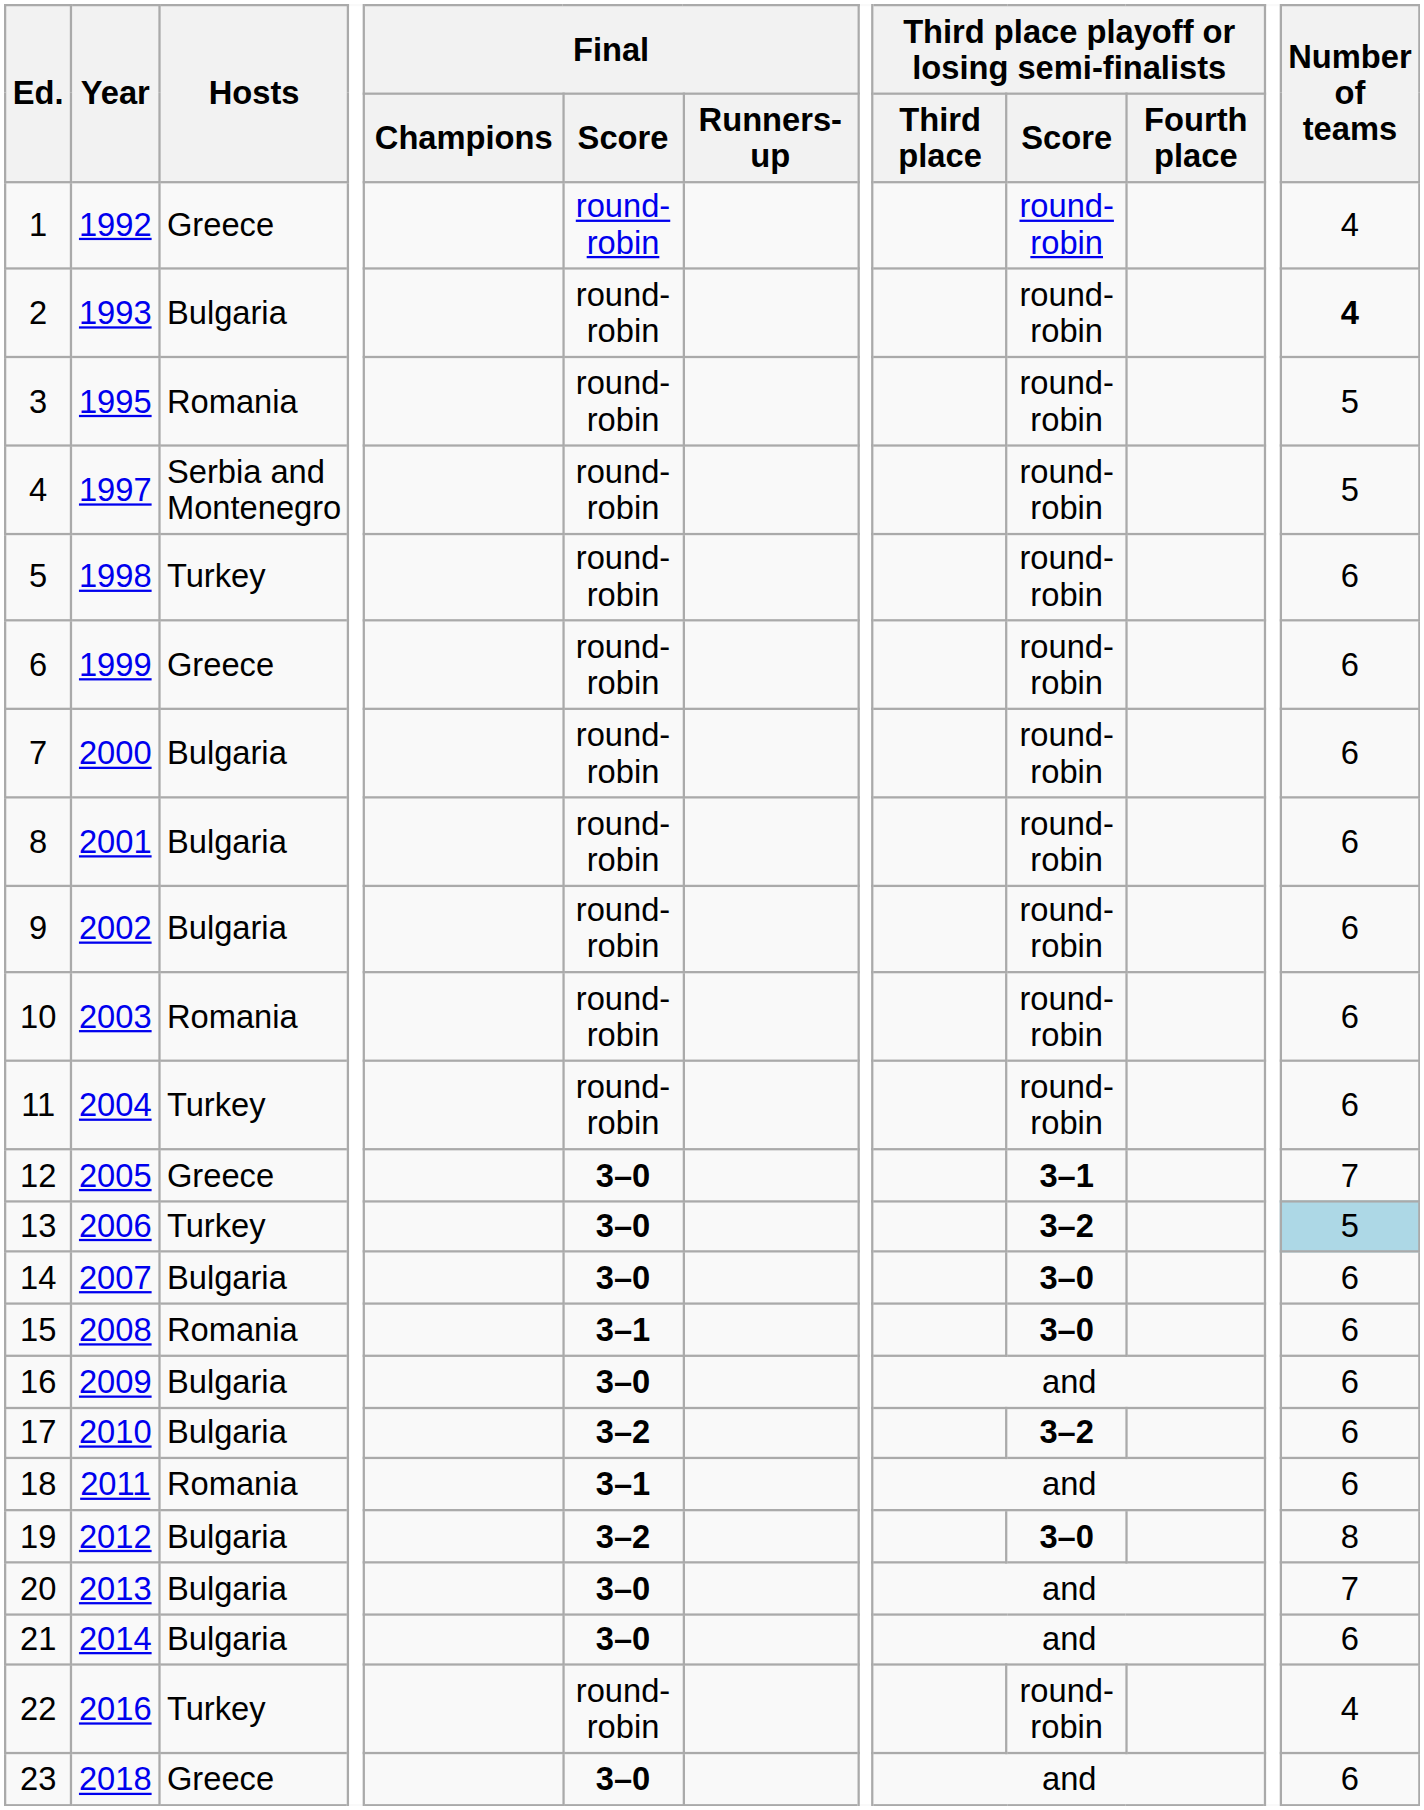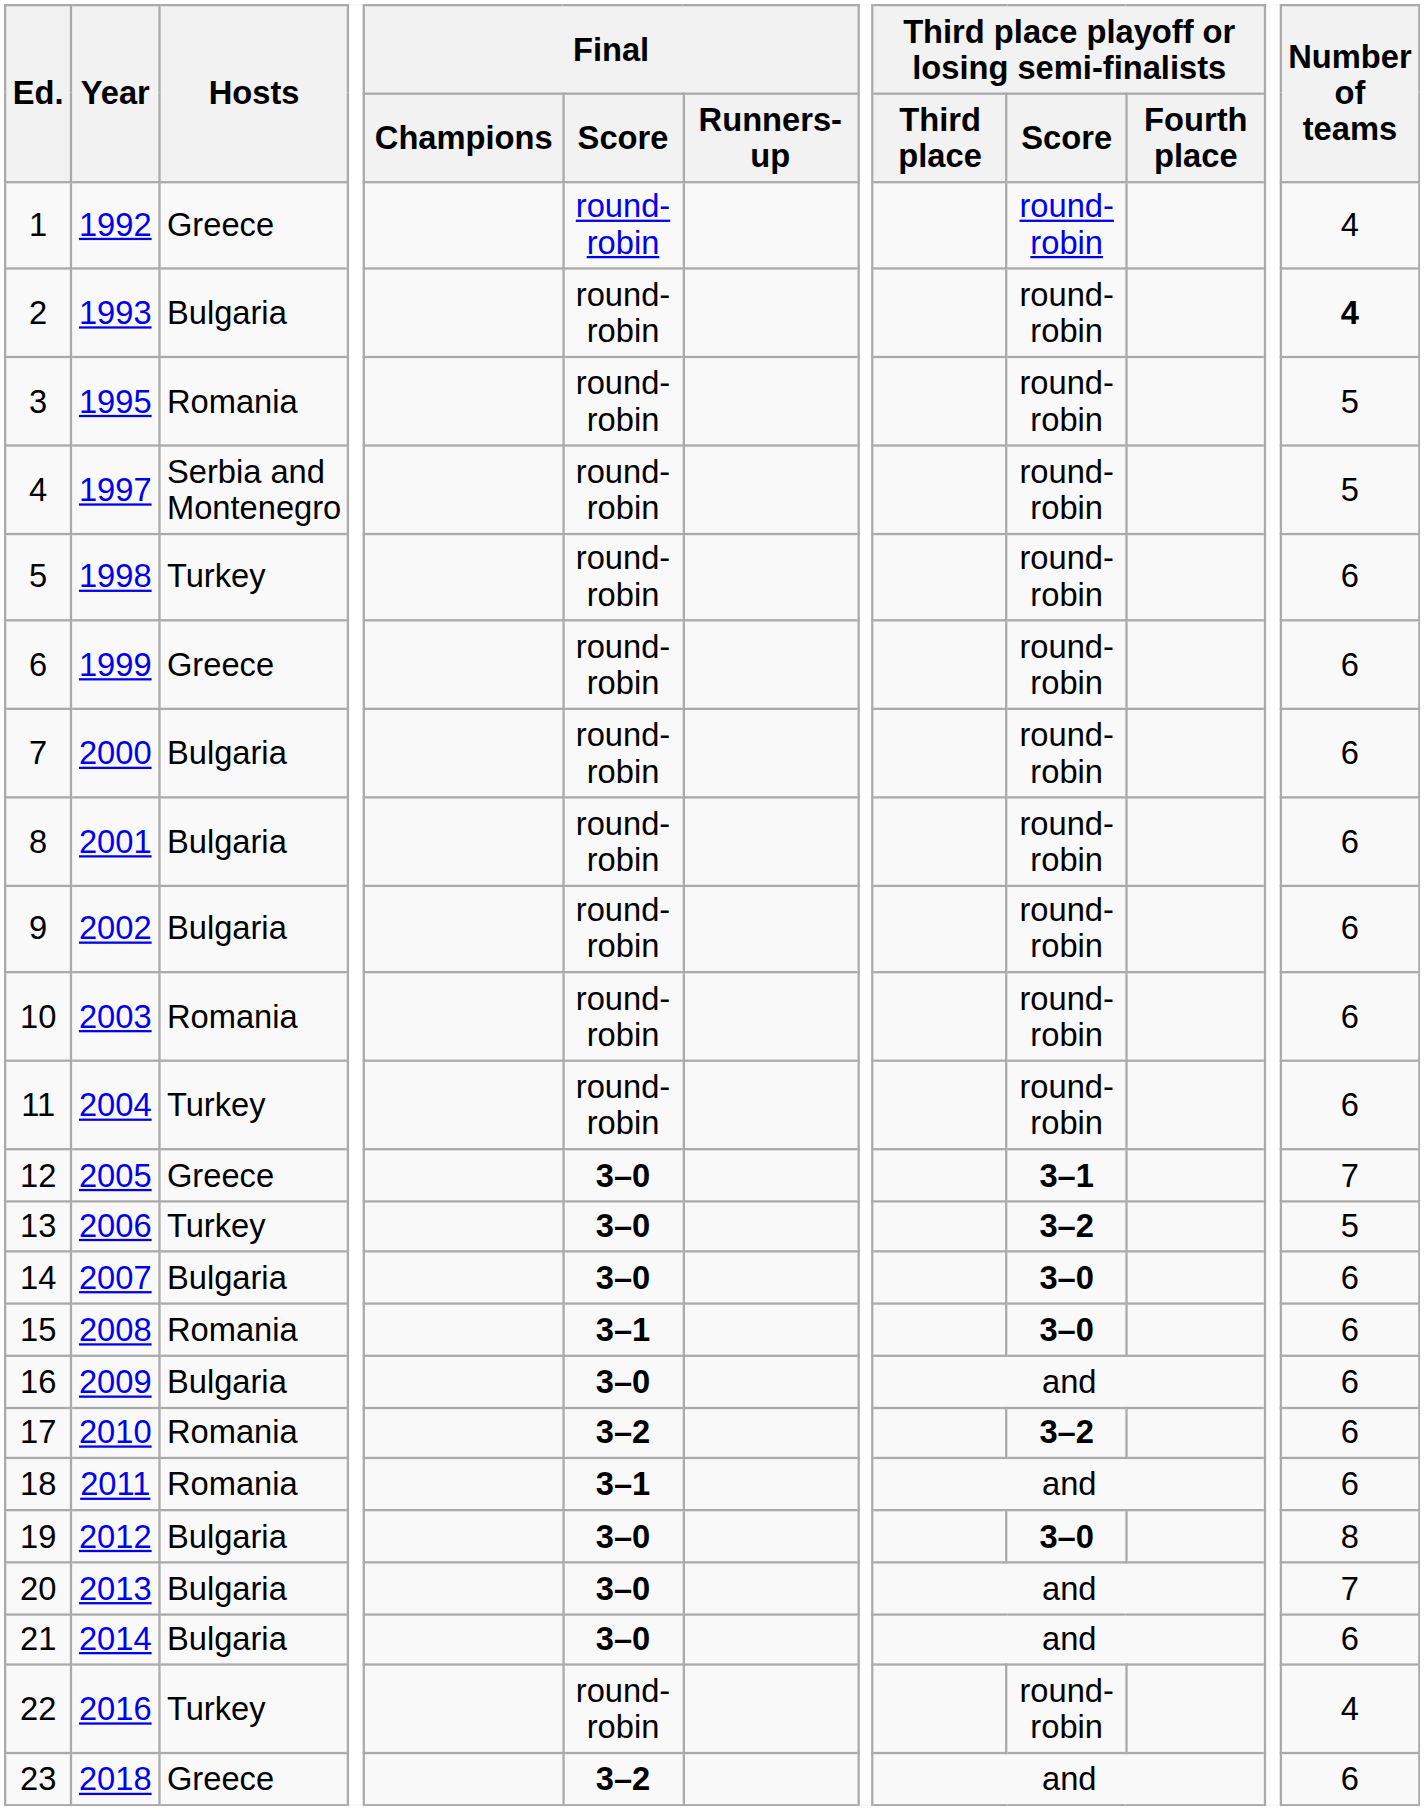(1350, 1227) lightblue background -> (1350, 1227) no background
(227, 1433) Bulgaria -> (232, 1433) Romania
(623, 1536) 3–2 -> (623, 1536) 3–0
(623, 1779) 3–0 -> (623, 1779) 3–2
